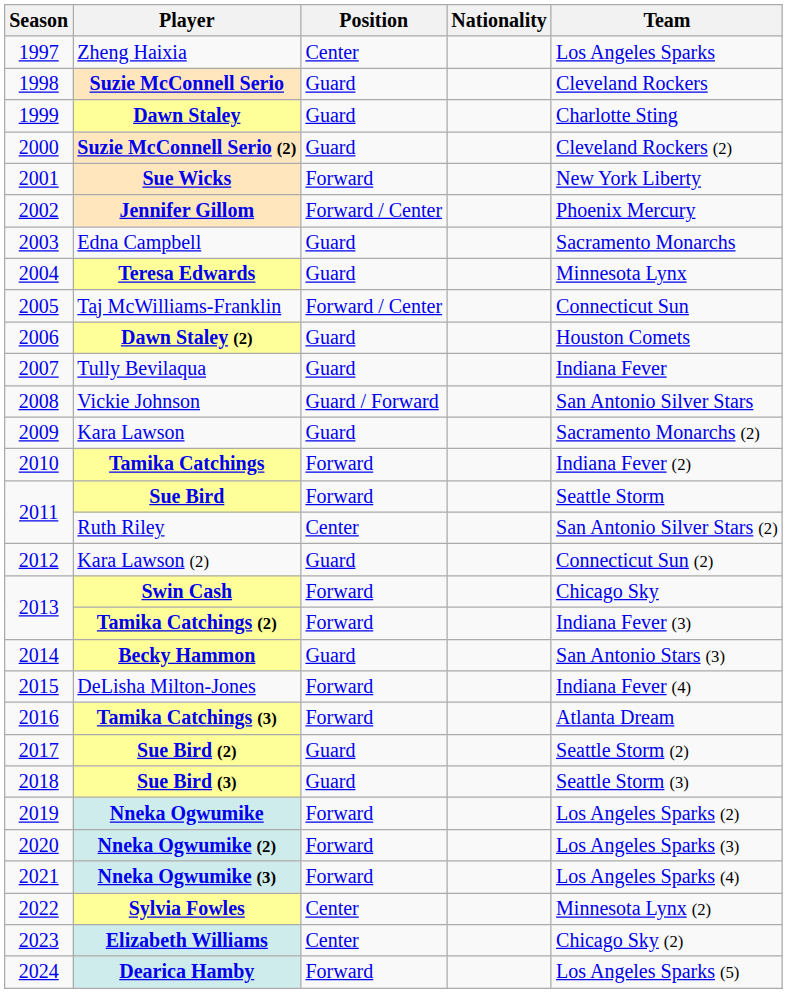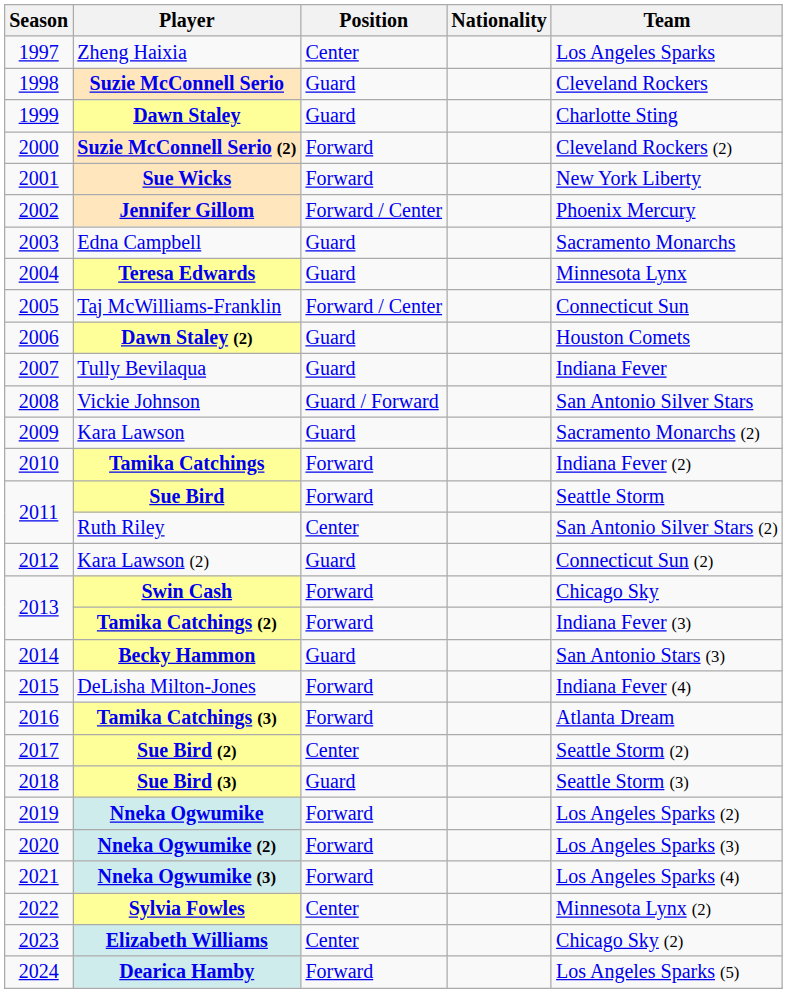(330, 147) Guard -> (339, 147) Forward
(330, 749) Guard -> (332, 749) Center
